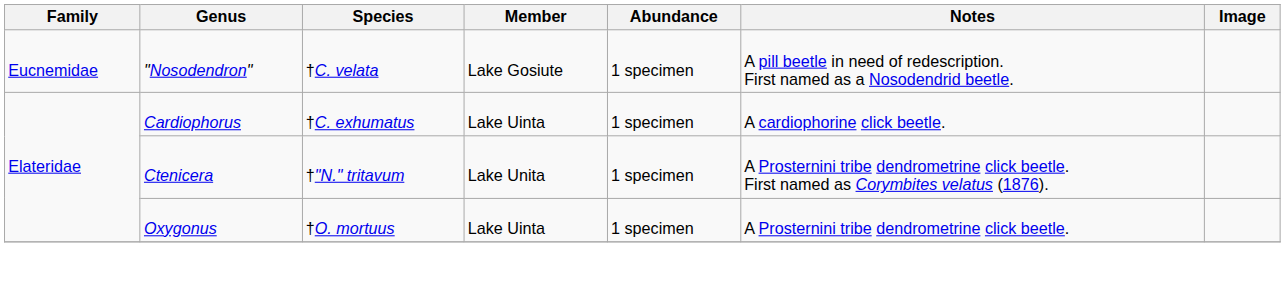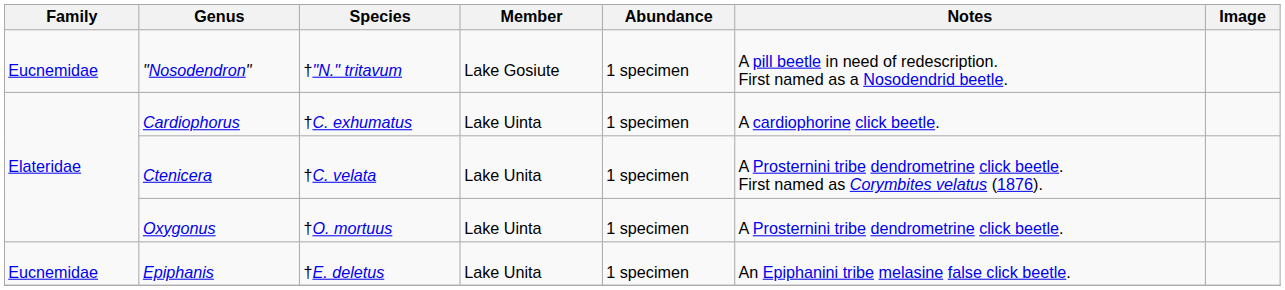(342, 70) †C. velata -> (353, 70) †"N." tritavum
(355, 176) †"N." tritavum -> (340, 176) †C. velata
+ row: (178, 272)
